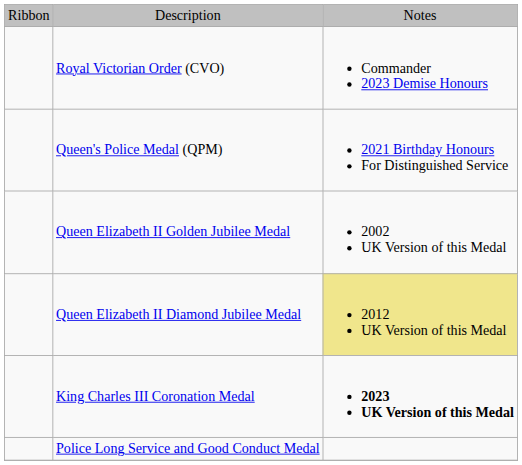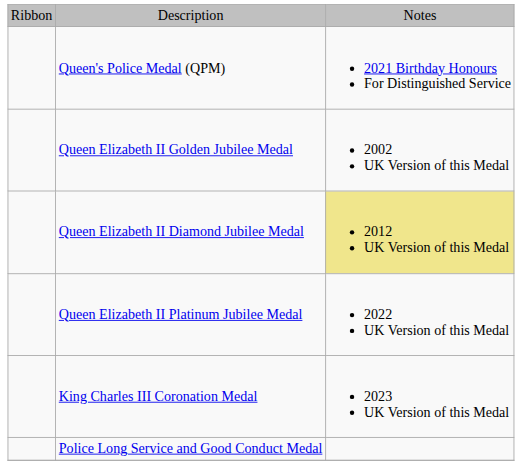- row: (140, 67)
+ row: (181, 314)
(420, 404) bold -> (420, 404) normal
